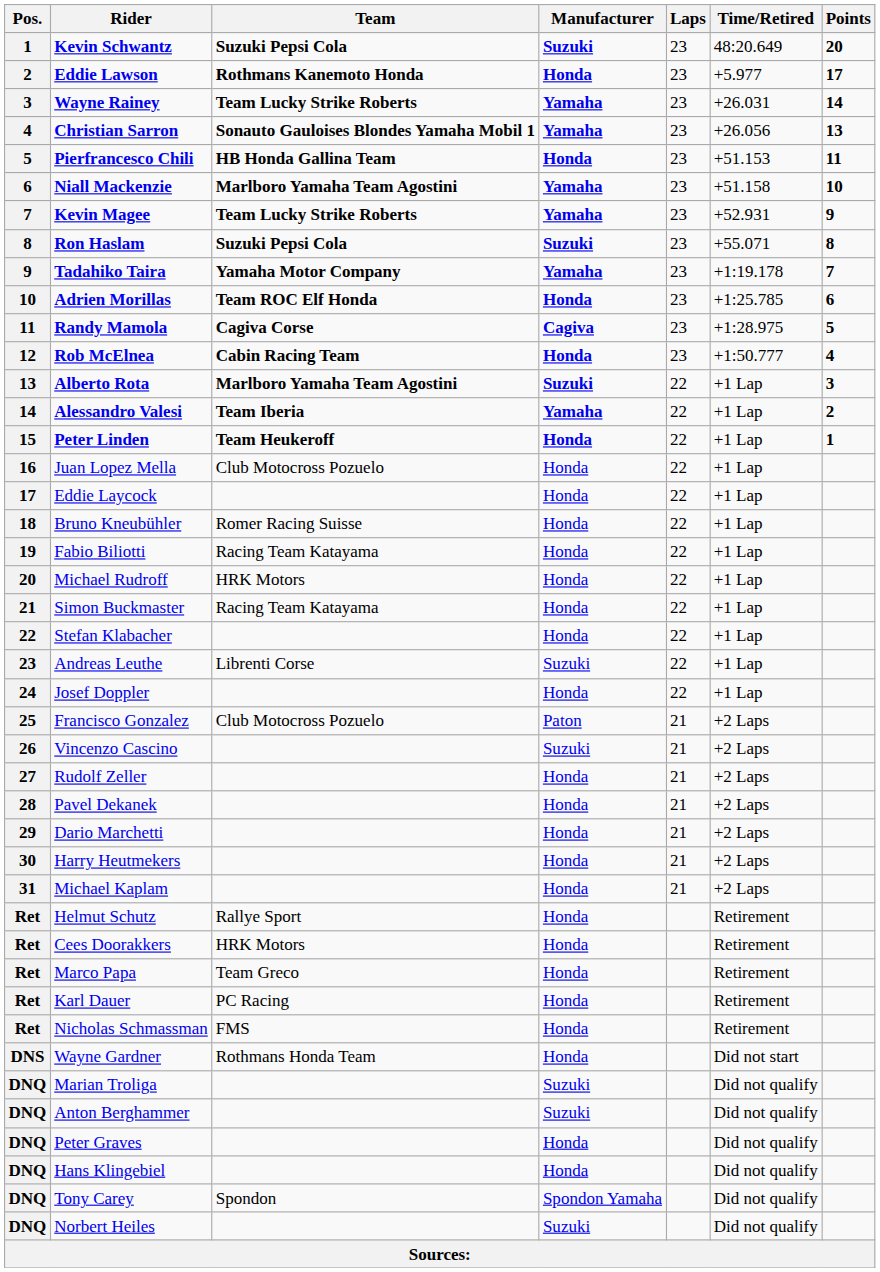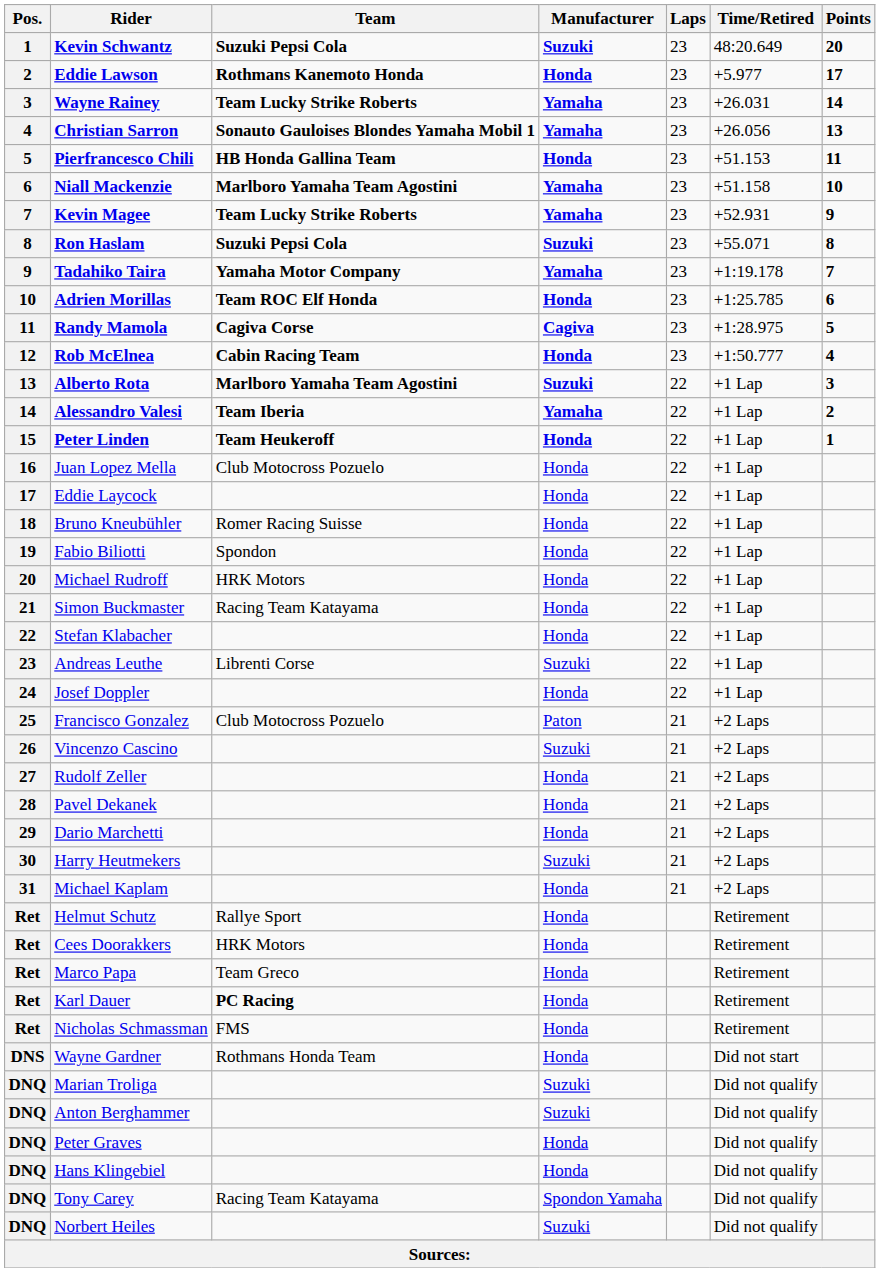(297, 552) Racing Team Katayama -> (246, 552) Spondon
(566, 860) Honda -> (567, 860) Suzuki
(252, 1001) normal -> (255, 1001) bold
(246, 1197) Spondon -> (297, 1197) Racing Team Katayama
